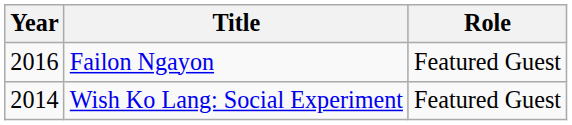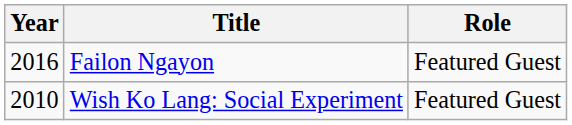(34, 100) 2014 -> (34, 100) 2010
